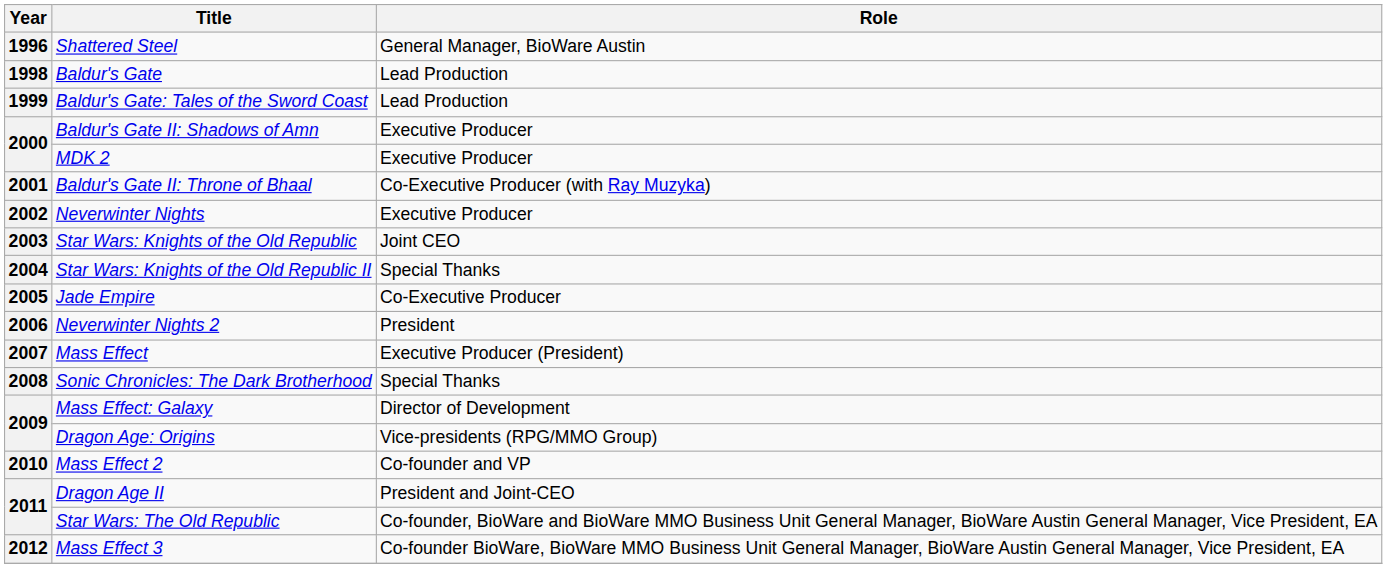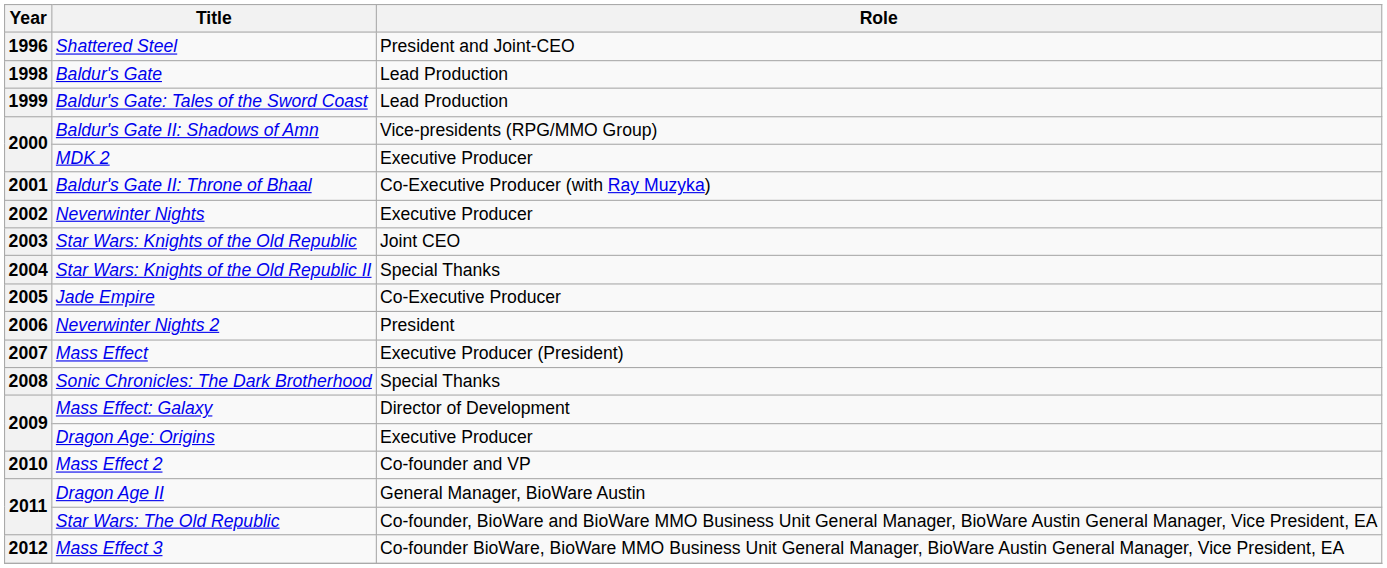(513, 46) General Manager, BioWare Austin -> (477, 46) President and Joint-CEO
(456, 130) Executive Producer -> (519, 130) Vice-presidents (RPG/MMO Group)
(519, 437) Vice-presidents (RPG/MMO Group) -> (456, 437) Executive Producer
(477, 492) President and Joint-CEO -> (513, 492) General Manager, BioWare Austin
